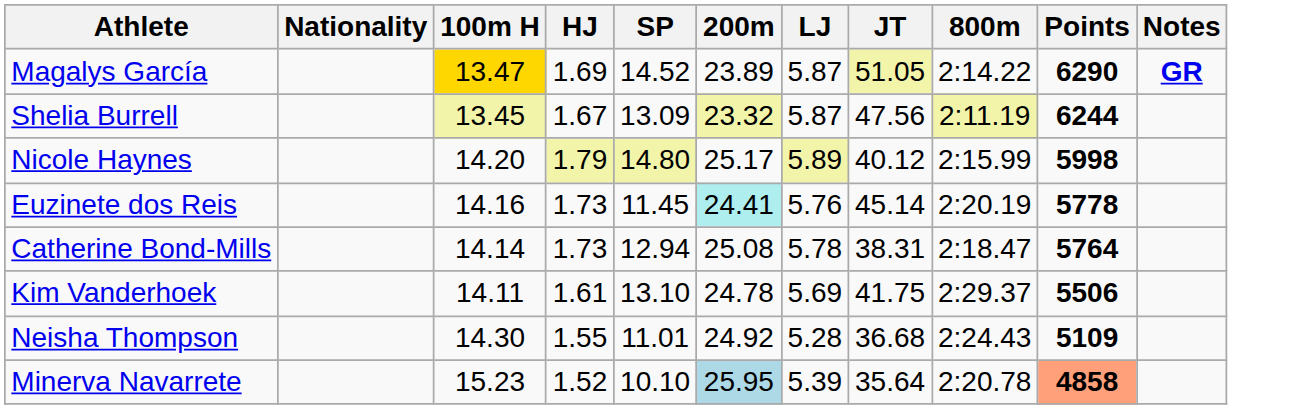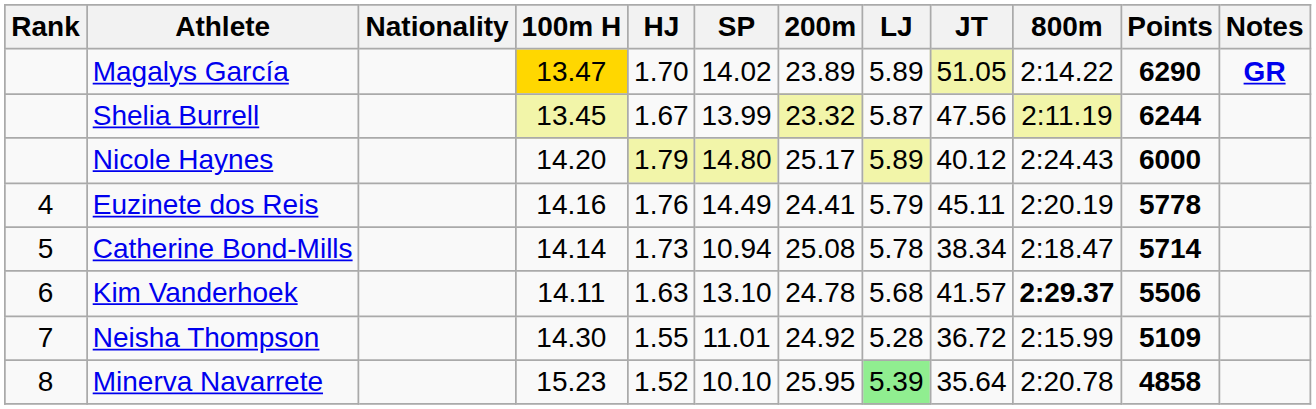+ column: (46, 26)
(580, 71) 1.69 -> (661, 71) 1.70
(655, 71) 14.52 -> (737, 71) 14.02
(815, 71) 5.87 -> (896, 71) 5.89
(655, 115) 13.09 -> (737, 115) 13.99
(985, 159) 2:15.99 -> (1067, 159) 2:24.43
(1087, 159) 5998 -> (1170, 159) 6000
(580, 204) 1.73 -> (661, 204) 1.76
(655, 204) 11.45 -> (737, 204) 14.49
(739, 204) paleturquoise background -> (820, 204) no background
(815, 204) 5.76 -> (896, 204) 5.79
(890, 204) 45.14 -> (971, 204) 45.11
(655, 248) 12.94 -> (737, 248) 10.94
(890, 248) 38.31 -> (971, 248) 38.34
(1087, 248) 5764 -> (1170, 248) 5714
(580, 293) 1.61 -> (661, 293) 1.63
(815, 293) 5.69 -> (896, 293) 5.68
(890, 293) 41.75 -> (971, 293) 41.57
(985, 293) normal -> (1067, 293) bold
(890, 337) 36.68 -> (971, 337) 36.72
(985, 337) 2:24.43 -> (1067, 337) 2:15.99
(739, 381) lightblue background -> (820, 381) no background
(815, 381) no background -> (896, 381) lightgreen background
(1087, 381) lightsalmon background -> (1170, 381) no background
